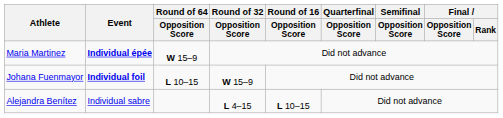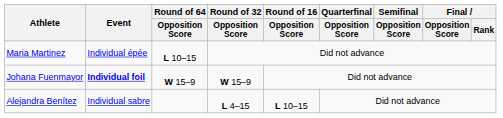(120, 53) bold -> (117, 53) normal
(182, 58) W 15–9 -> (180, 58) L 10–15
(182, 82) L 10–15 -> (180, 82) W 15–9
